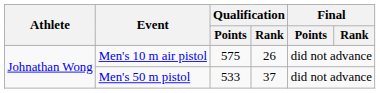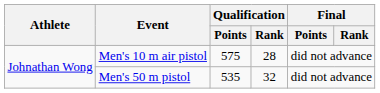(269, 56) 26 -> (269, 56) 28
(231, 77) 533 -> (231, 77) 535
(269, 77) 37 -> (269, 77) 32
